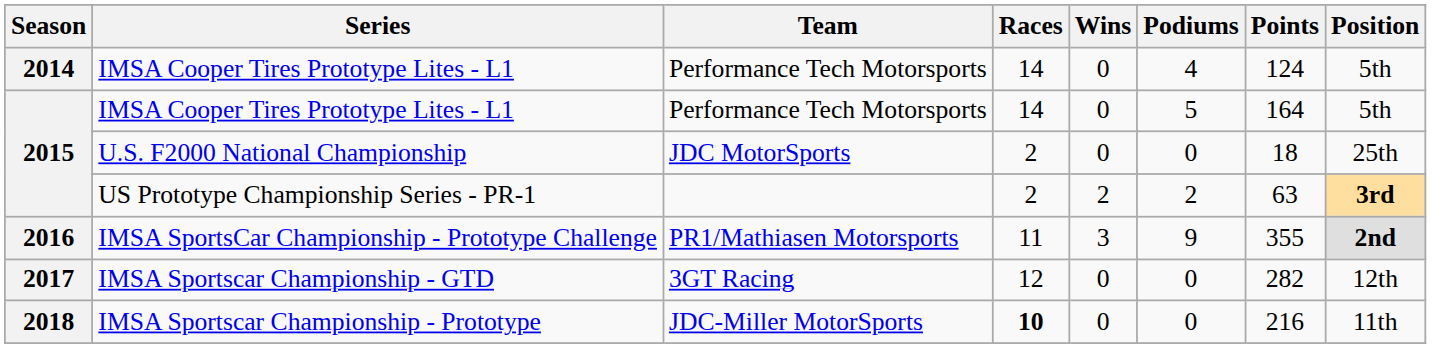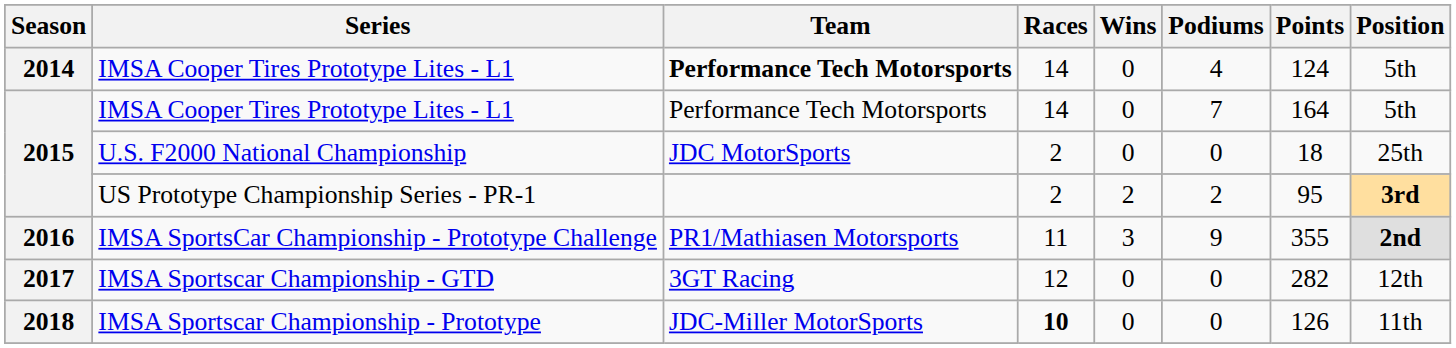(828, 68) normal -> (840, 68) bold
(1191, 110) 5 -> (1216, 110) 7
(1285, 195) 63 -> (1310, 195) 95
(1285, 321) 216 -> (1310, 321) 126
